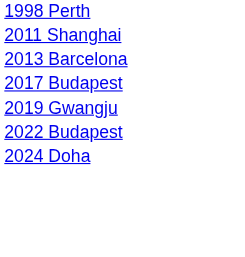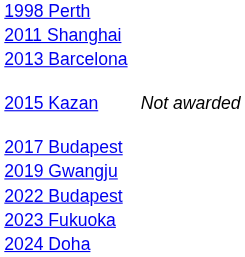+ row: (51, 103)
+ row: (60, 220)
